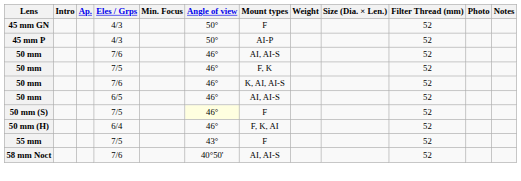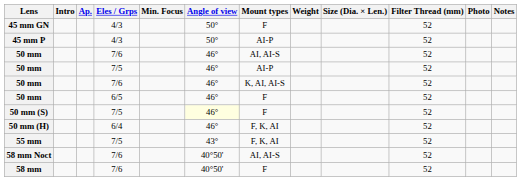(265, 68) F, K -> (265, 68) AI-P
(265, 97) AI, AI-S -> (265, 97) F
(265, 140) F -> (265, 140) F, K, AI
+ row: (29, 169)
